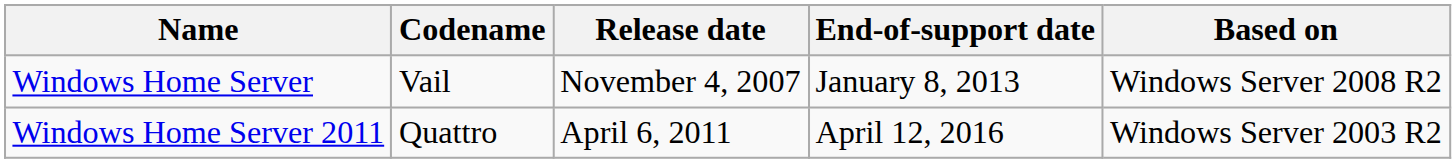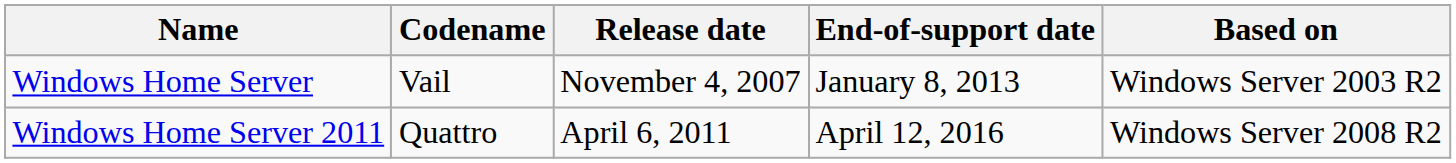(1276, 81) Windows Server 2008 R2 -> (1276, 81) Windows Server 2003 R2
(1276, 132) Windows Server 2003 R2 -> (1276, 132) Windows Server 2008 R2
